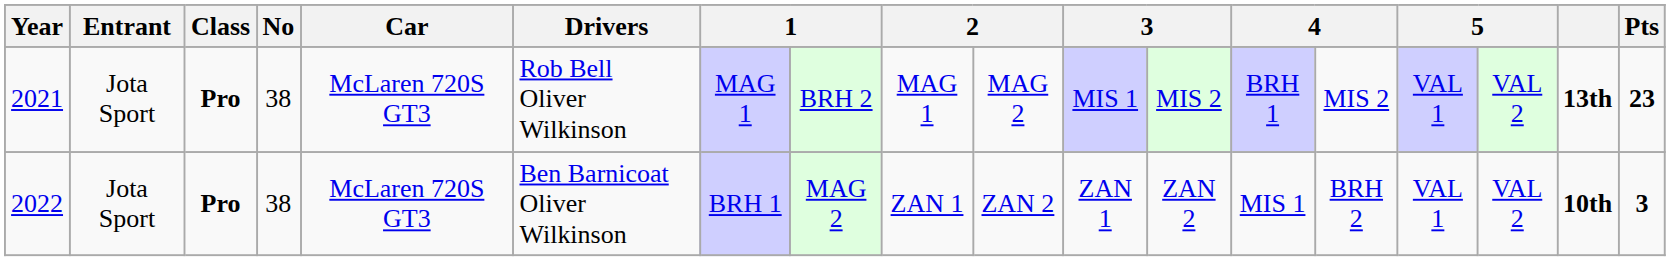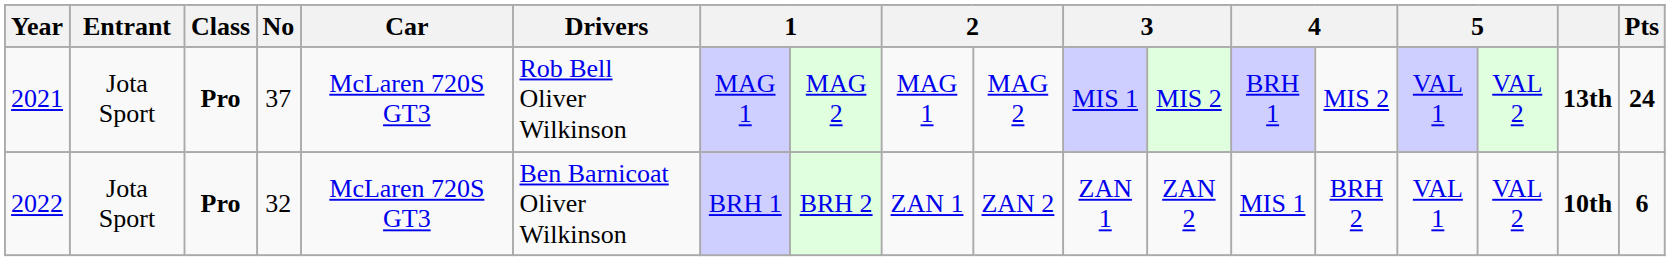(278, 98) 38 -> (278, 98) 37
(836, 98) BRH 2 -> (836, 98) MAG 2
(1642, 98) 23 -> (1642, 98) 24
(278, 202) 38 -> (278, 202) 32
(836, 202) MAG 2 -> (836, 202) BRH 2
(1642, 202) 3 -> (1642, 202) 6
